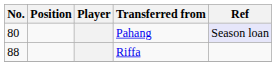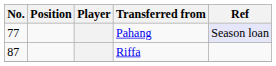(13, 33) 80 -> (13, 33) 77
(13, 52) 88 -> (13, 52) 87
